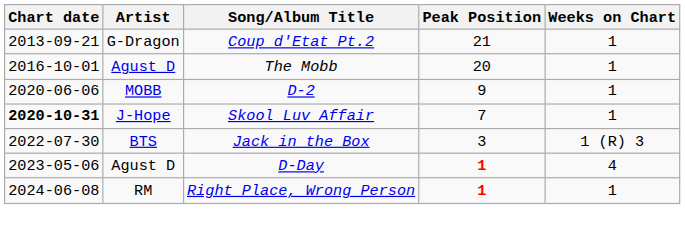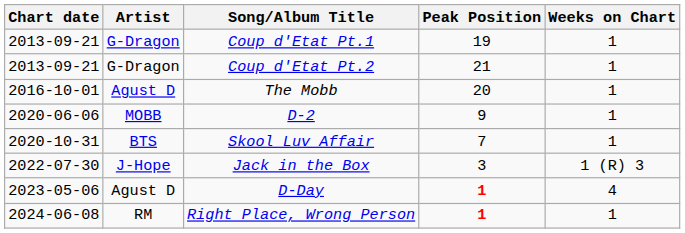+ row: (301, 42)
(54, 116) bold -> (54, 141) normal
(143, 116) J-Hope -> (143, 141) BTS
(143, 141) BTS -> (143, 166) J-Hope
